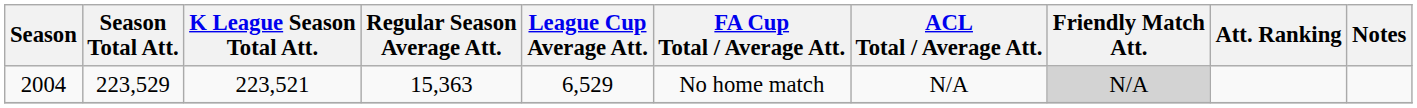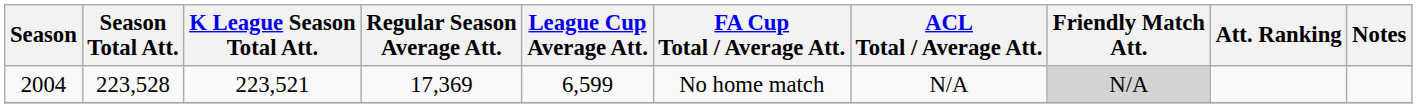(133, 84) 223,529 -> (133, 84) 223,528
(441, 84) 15,363 -> (441, 84) 17,369
(587, 84) 6,529 -> (587, 84) 6,599
